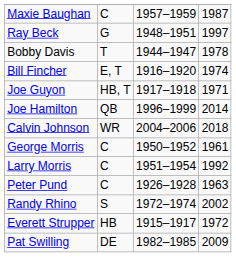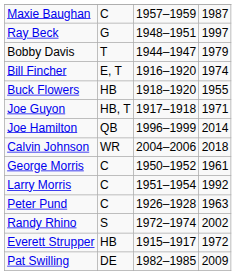(215, 52) 1978 -> (215, 52) 1979
+ row: (43, 90)
